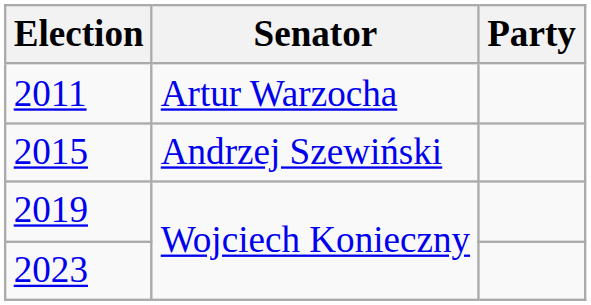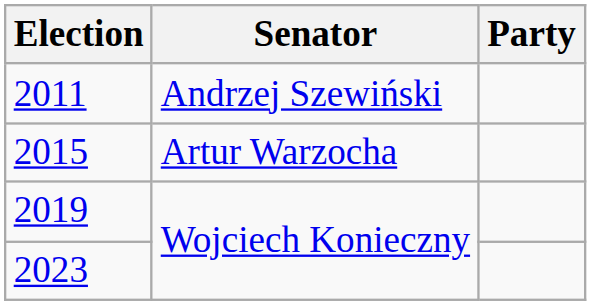(279, 92) Artur Warzocha -> (301, 92) Andrzej Szewiński
(301, 151) Andrzej Szewiński -> (279, 151) Artur Warzocha
